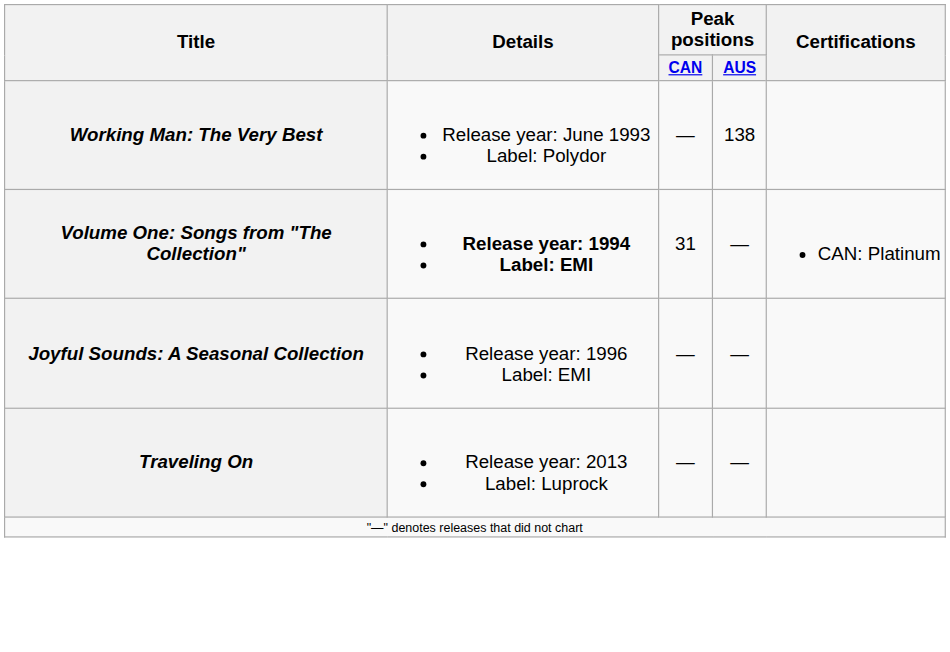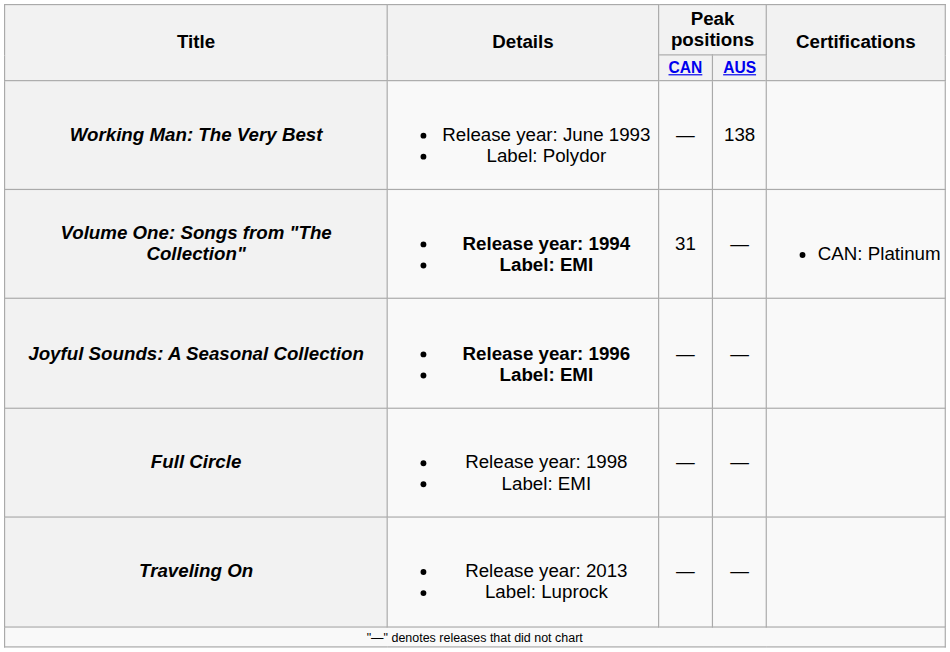(523, 364) normal -> (523, 364) bold
+ row: (196, 462)
